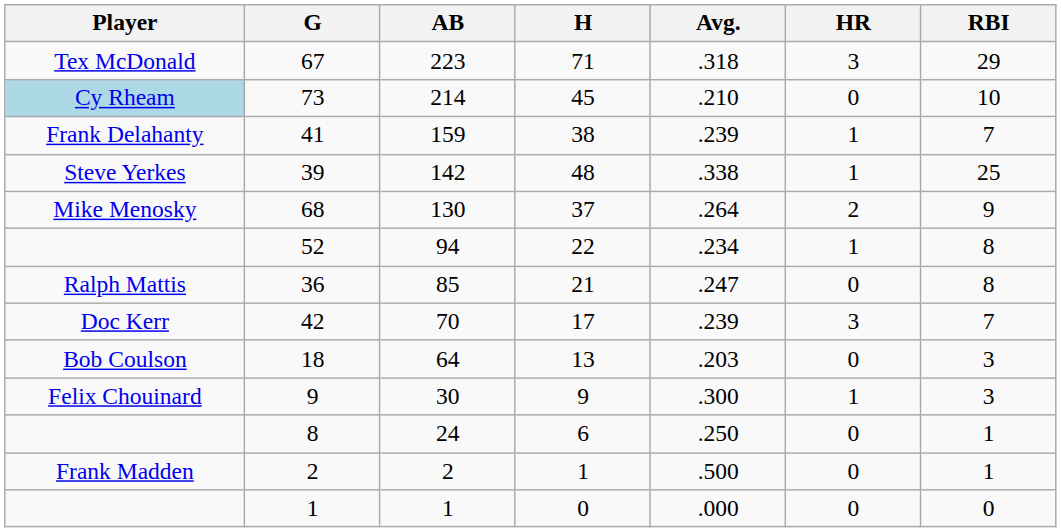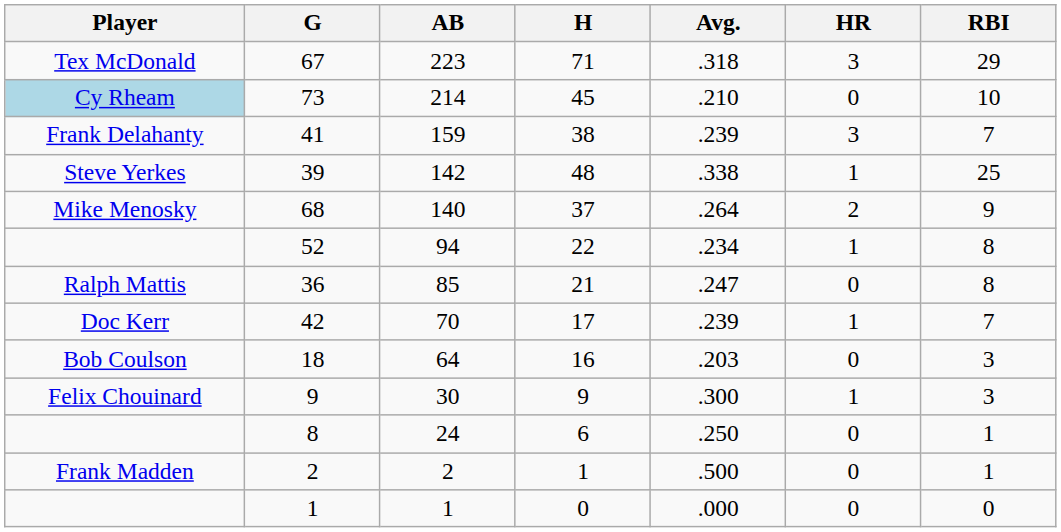(853, 135) 1 -> (853, 135) 3
(448, 209) 130 -> (448, 209) 140
(853, 321) 3 -> (853, 321) 1
(583, 358) 13 -> (583, 358) 16
